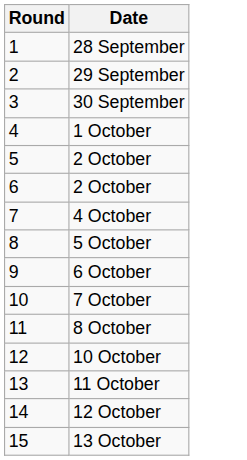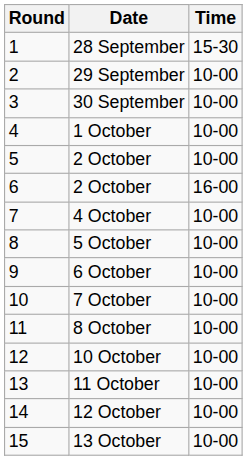+ column: (216, 18)
